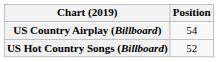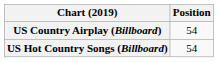(192, 48) 52 -> (192, 48) 54
